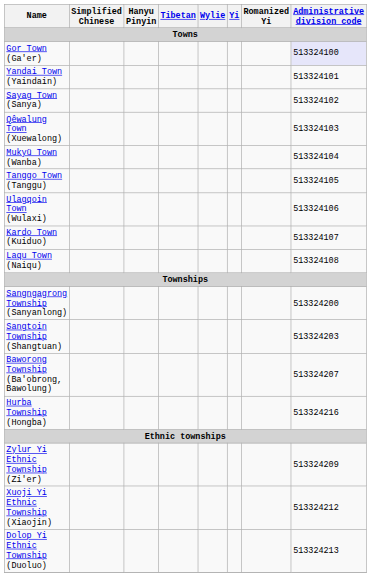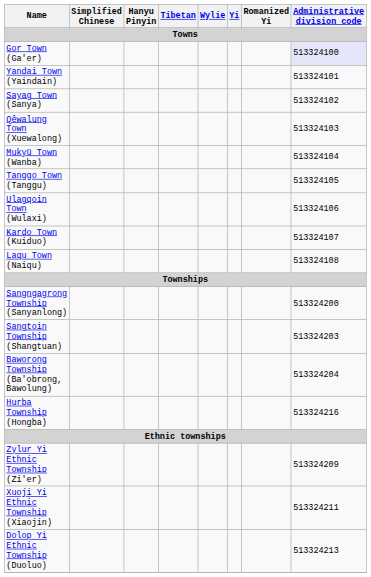(316, 375) 513324207 -> (316, 375) 513324204
(316, 508) 513324212 -> (316, 508) 513324211
